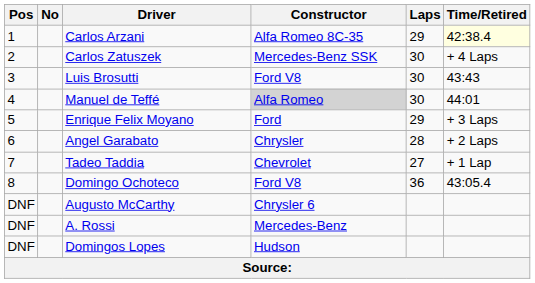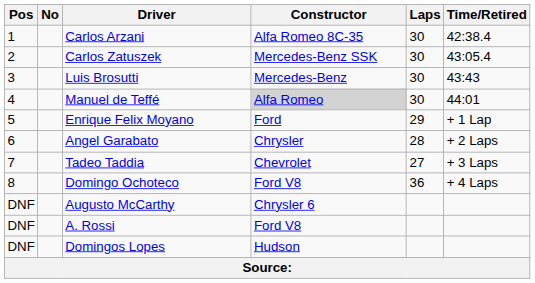(417, 36) 29 -> (417, 36) 30
(469, 36) lightyellow background -> (469, 36) no background
(472, 57) + 4 Laps -> (469, 57) 43:05.4
(278, 78) Ford V8 -> (300, 78) Mercedes-Benz
(472, 120) + 3 Laps -> (469, 120) + 1 Lap
(469, 162) + 1 Lap -> (472, 162) + 3 Laps
(469, 183) 43:05.4 -> (472, 183) + 4 Laps
(300, 225) Mercedes-Benz -> (278, 225) Ford V8
